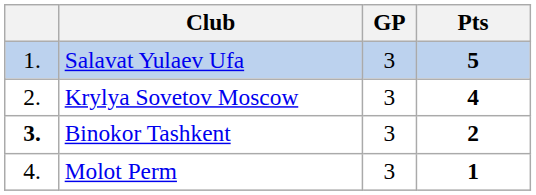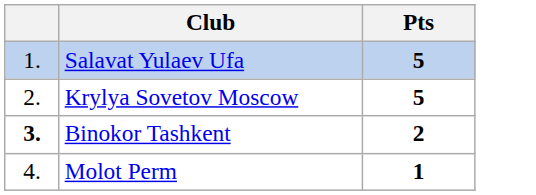- column: (389, 23)
(473, 97) 4 -> (419, 97) 5
